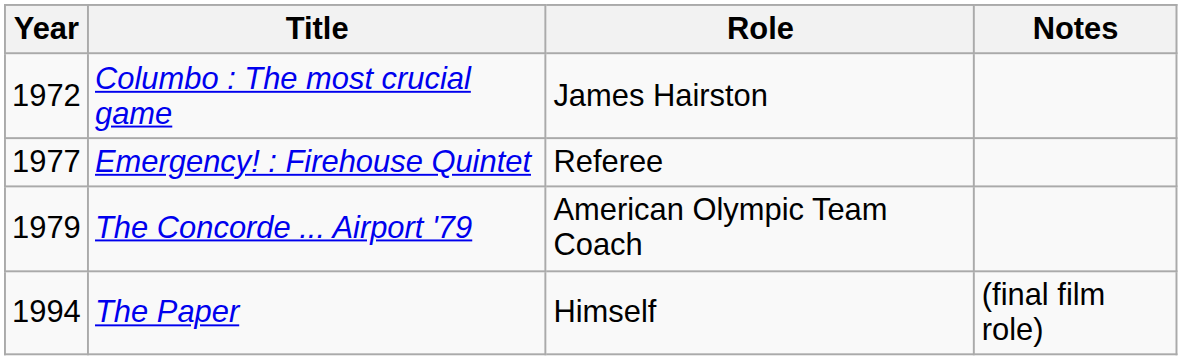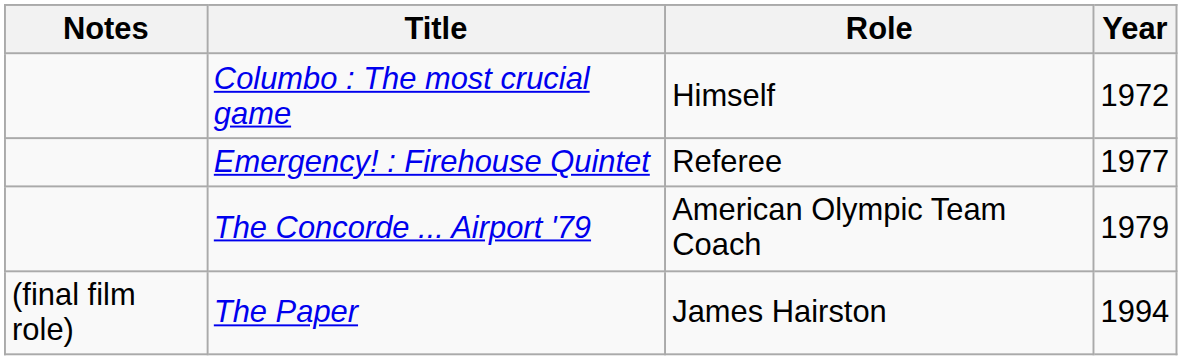columns swapped: (46, 28) <-> (1076, 28)
(661, 95) James Hairston -> (724, 95) Himself
(605, 311) Himself -> (779, 311) James Hairston
